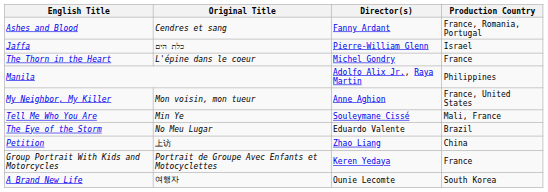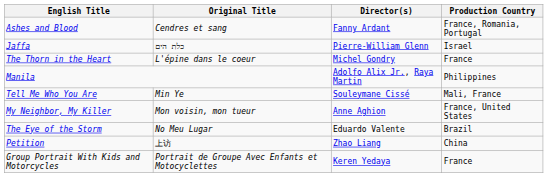rows swapped: (52, 116) <-> (59, 99)
- row: (44, 180)
